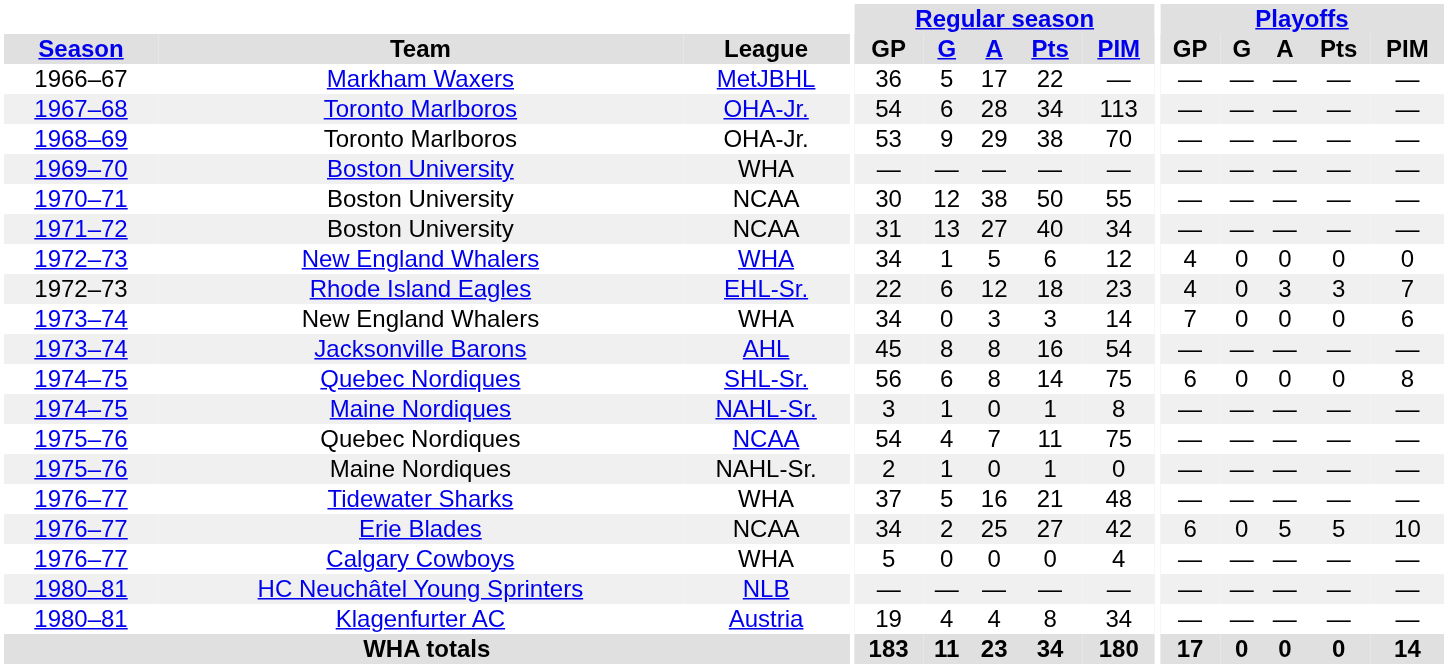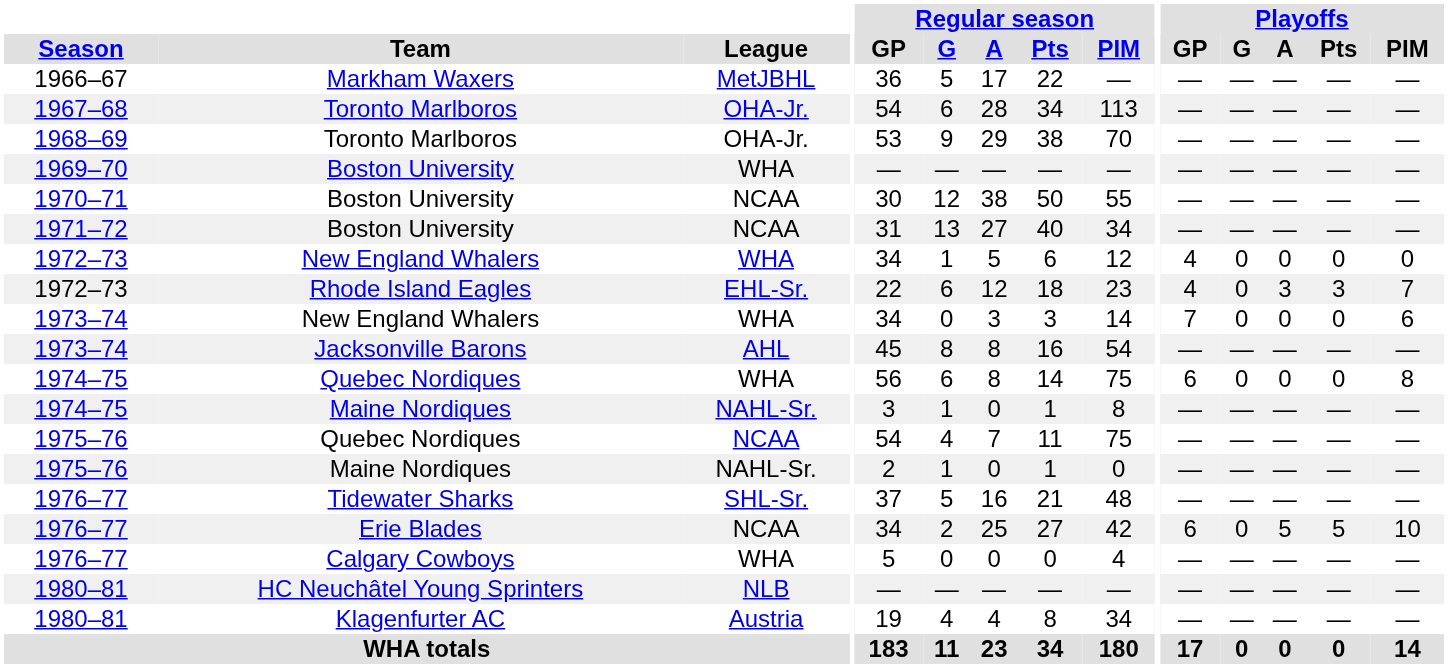(766, 378) SHL-Sr. -> (766, 378) WHA
(766, 498) WHA -> (766, 498) SHL-Sr.
